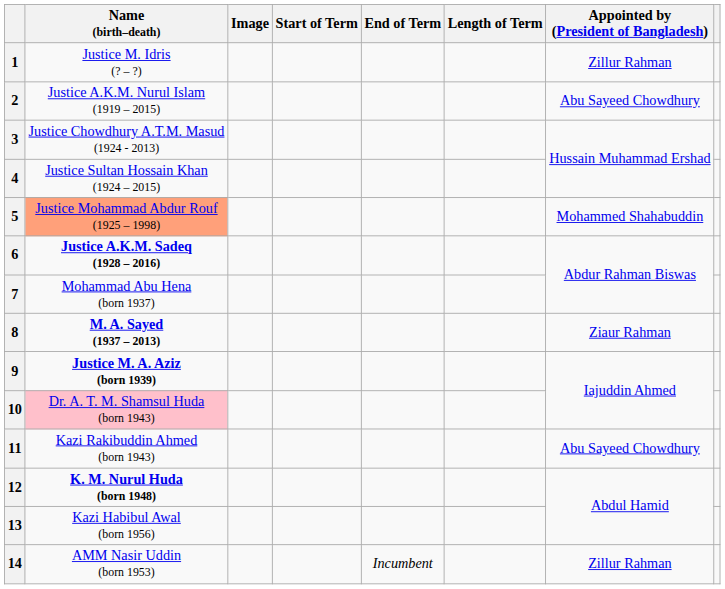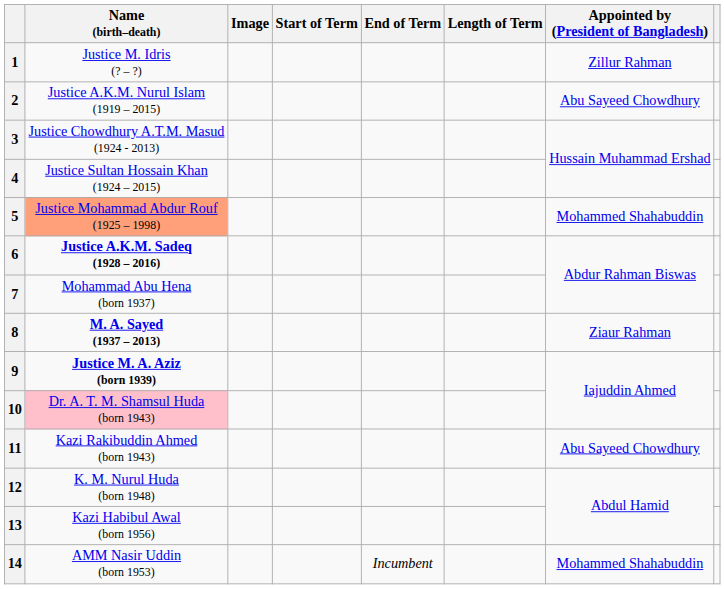(126, 487) bold -> (126, 487) normal
(630, 564) Zillur Rahman -> (630, 564) Mohammed Shahabuddin
